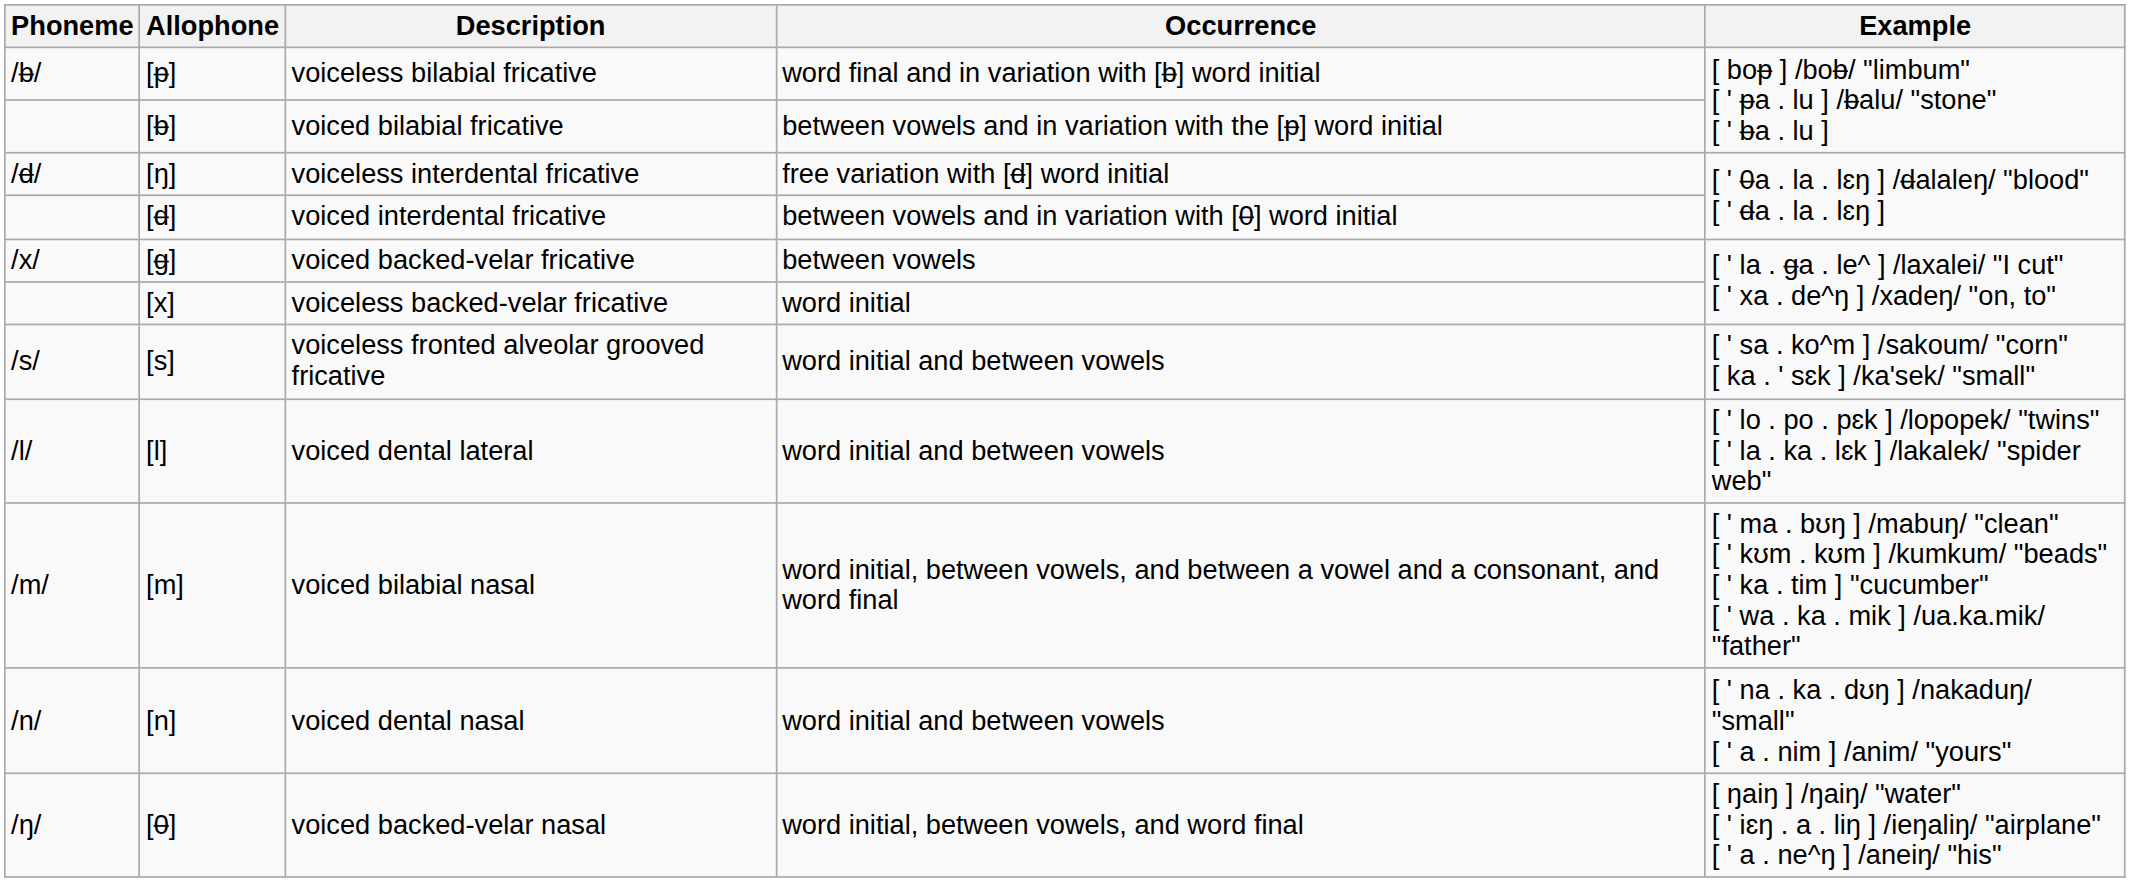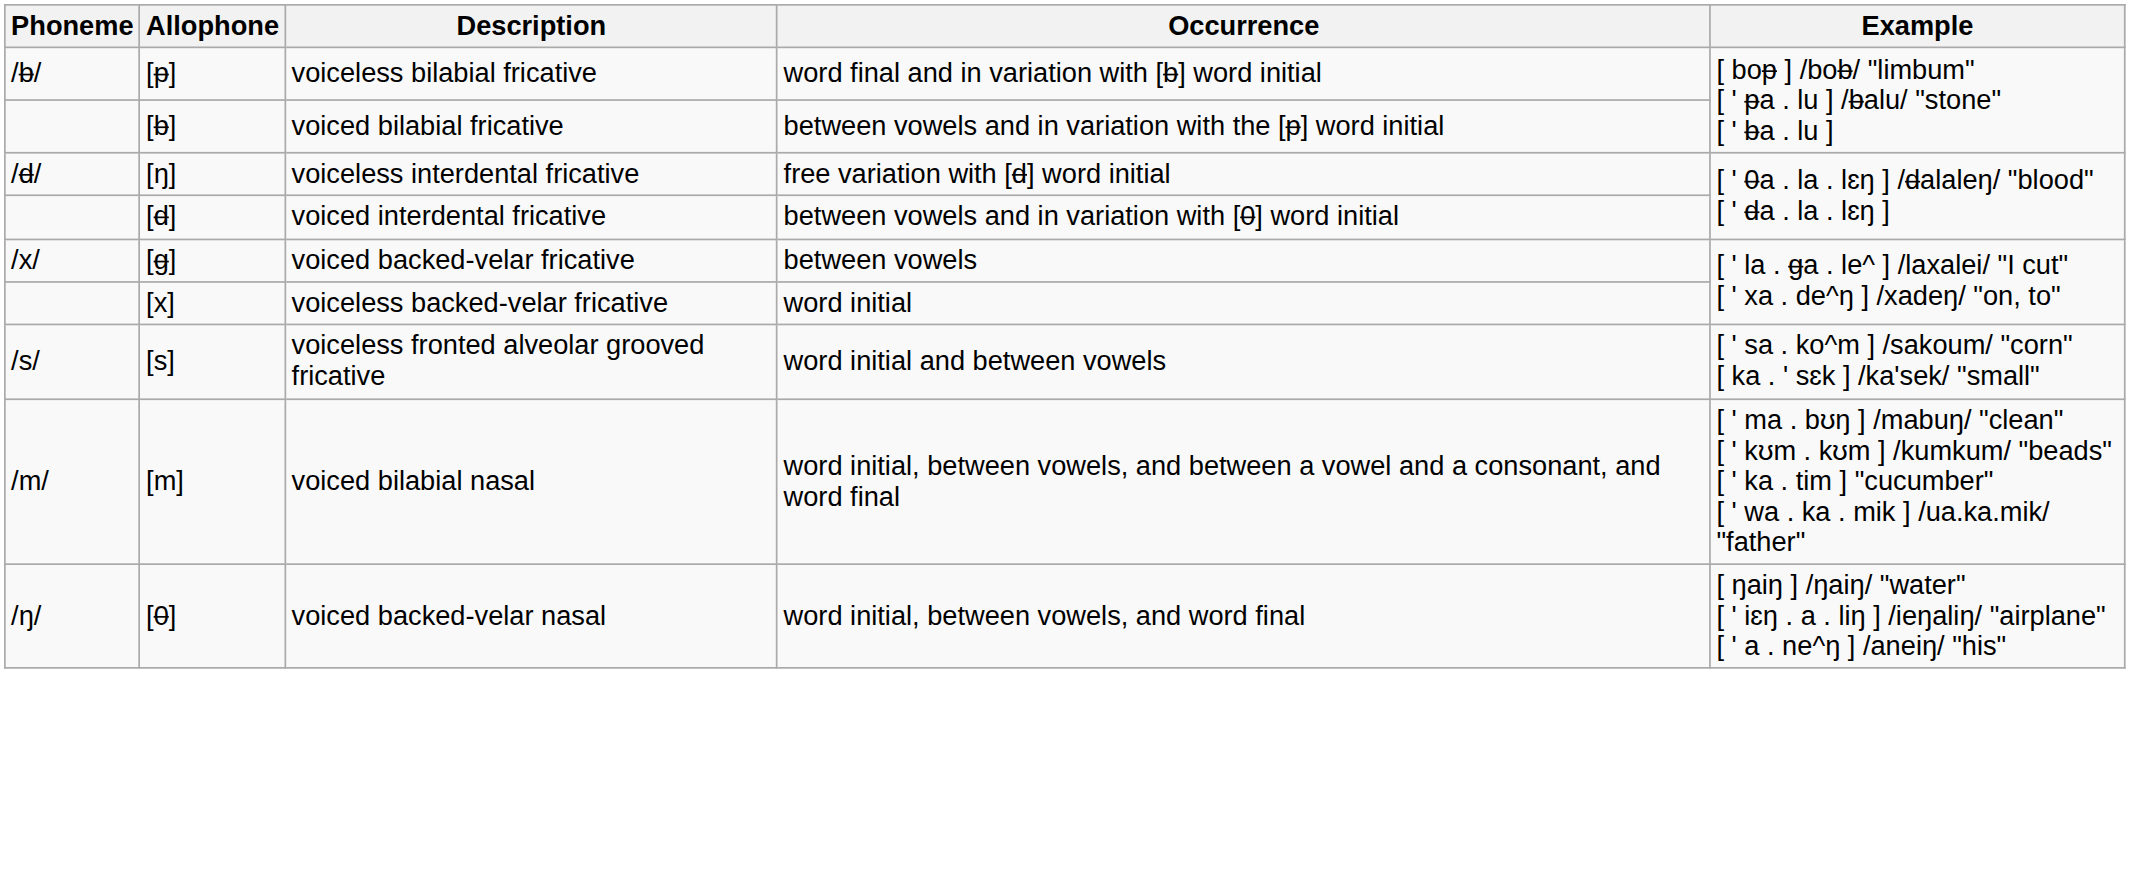- row: (413, 450)
- row: (408, 720)
